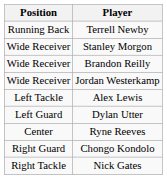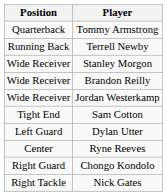+ row: (117, 30)
+ row: (117, 115)
- row: (117, 98)
